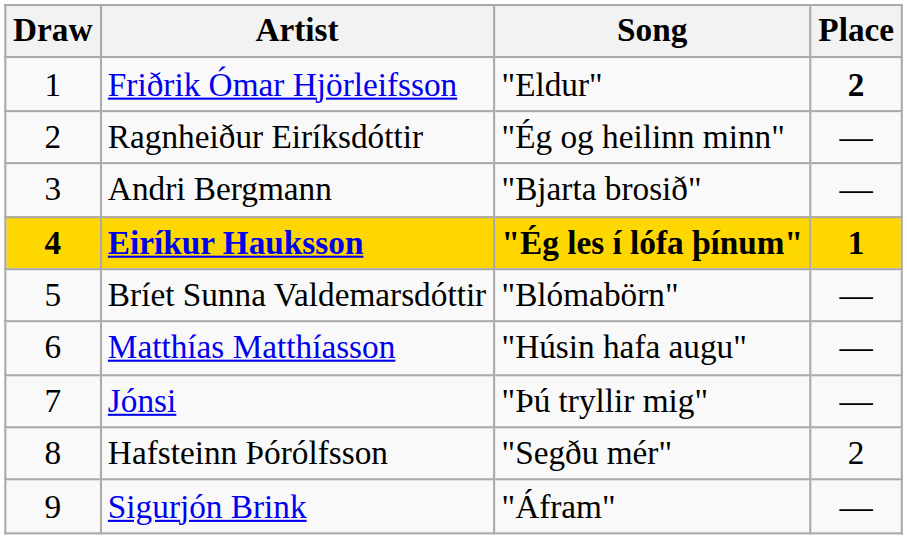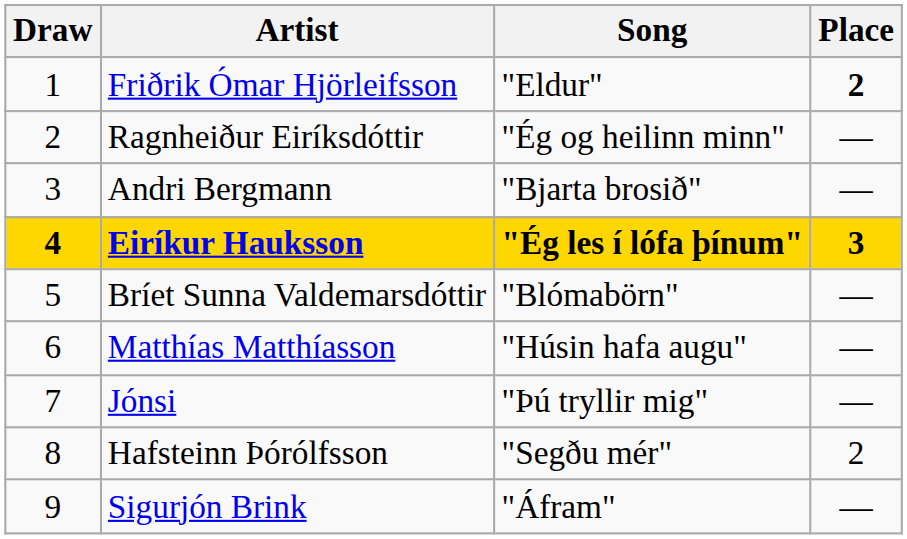(856, 242) 1 -> (856, 242) 3
